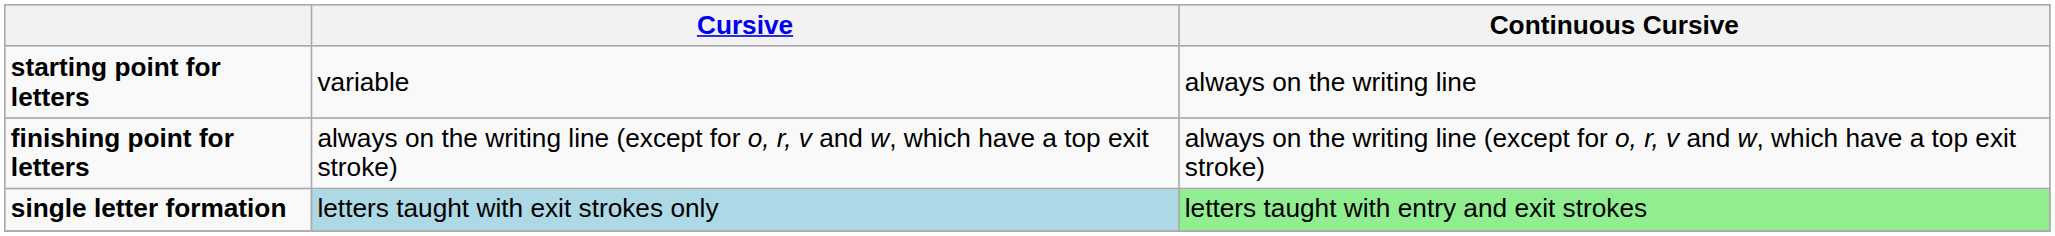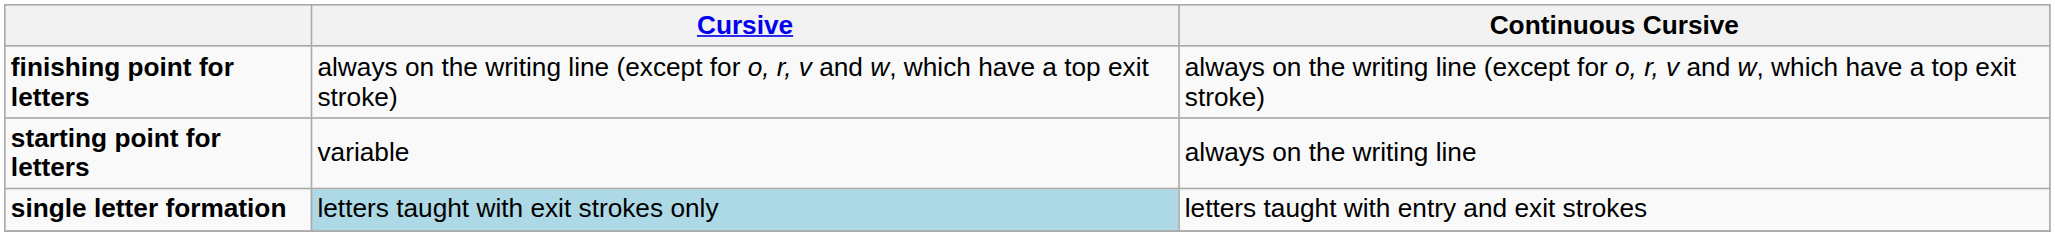rows swapped: (116, 81) <-> (122, 152)
(1416, 209) lightgreen background -> (1416, 209) no background
